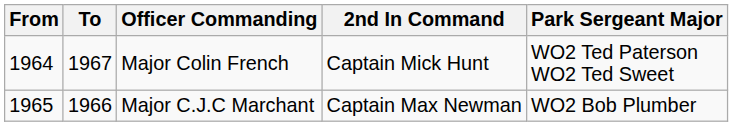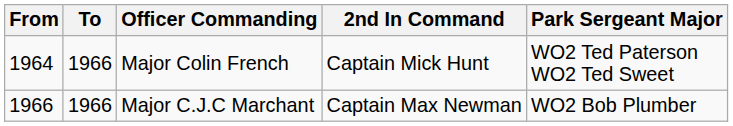(90, 62) 1967 -> (90, 62) 1966
(31, 105) 1965 -> (31, 105) 1966
